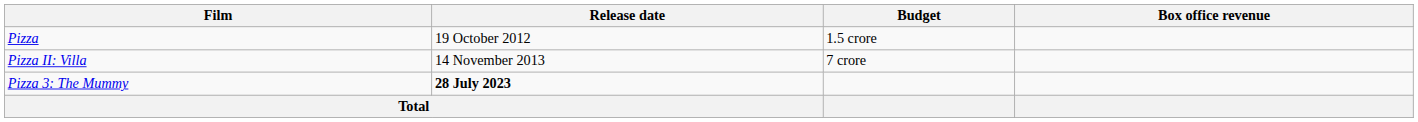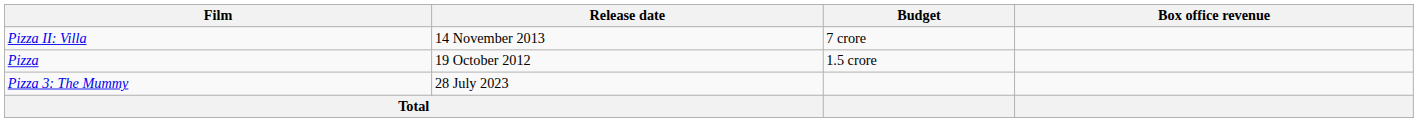rows swapped: (23, 38) <-> (47, 60)
(473, 83) bold -> (472, 83) normal
